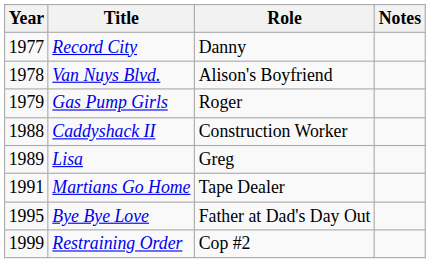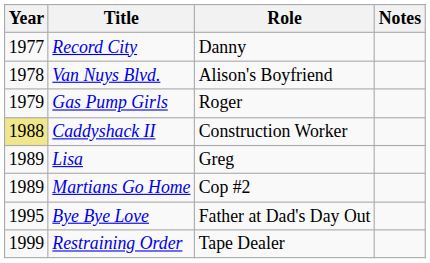(26, 131) no background -> (26, 131) khaki background
(26, 187) 1991 -> (26, 187) 1989
(242, 187) Tape Dealer -> (225, 187) Cop #2
(225, 243) Cop #2 -> (242, 243) Tape Dealer
